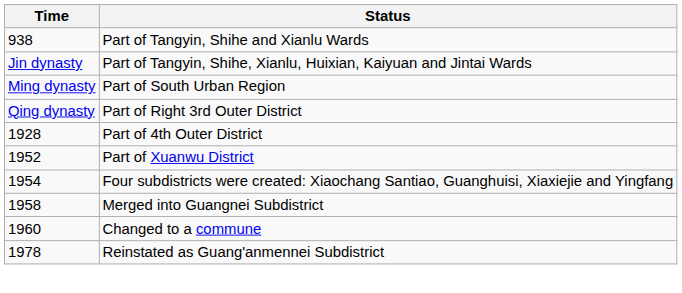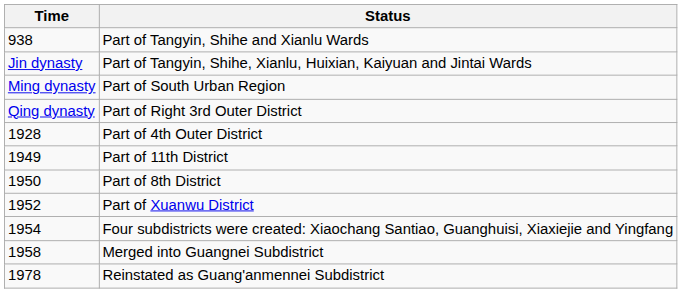+ row: (165, 157)
+ row: (162, 181)
- row: (182, 228)
